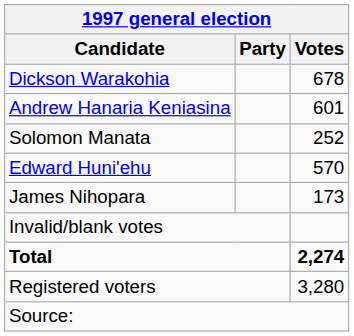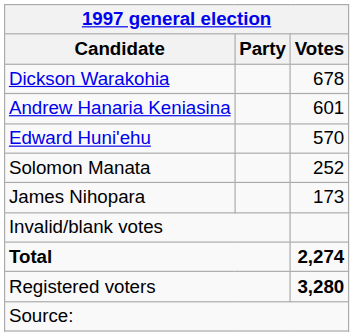rows swapped: (80, 167) <-> (80, 138)
(321, 286) normal -> (321, 286) bold
